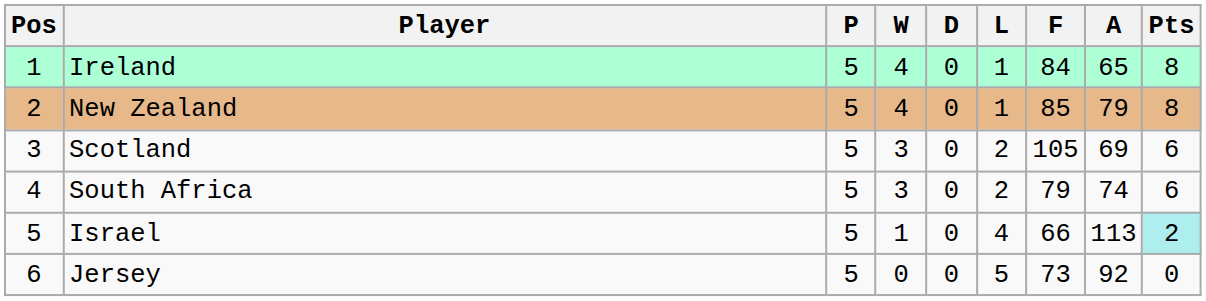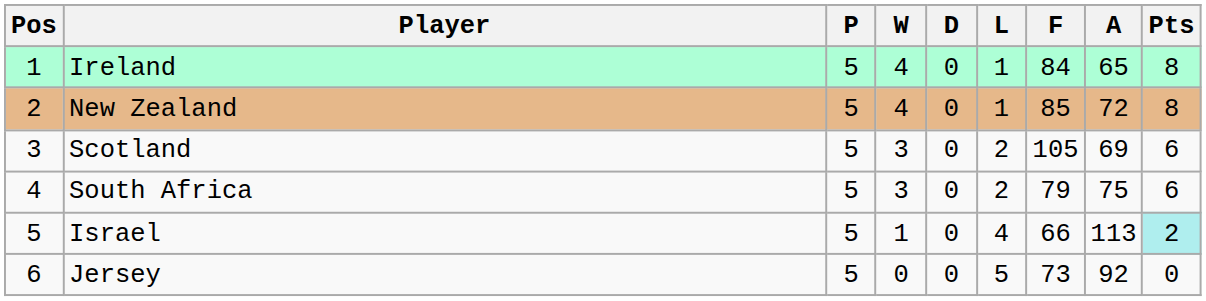(1114, 109) 79 -> (1114, 109) 72
(1114, 192) 74 -> (1114, 192) 75
